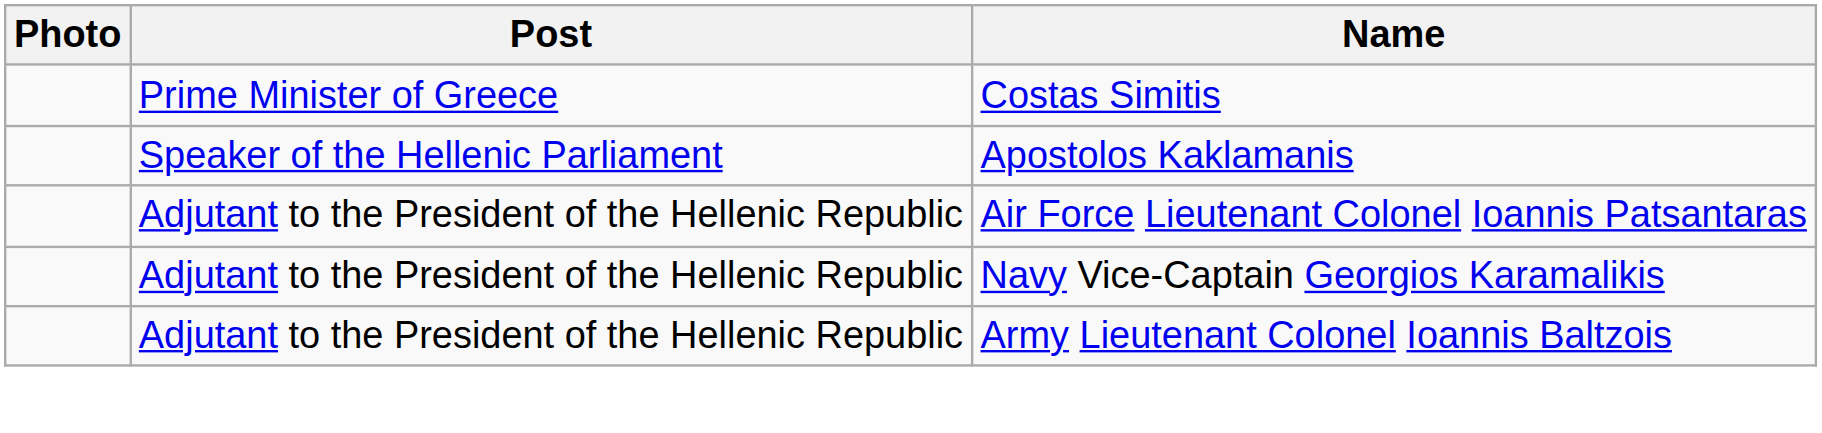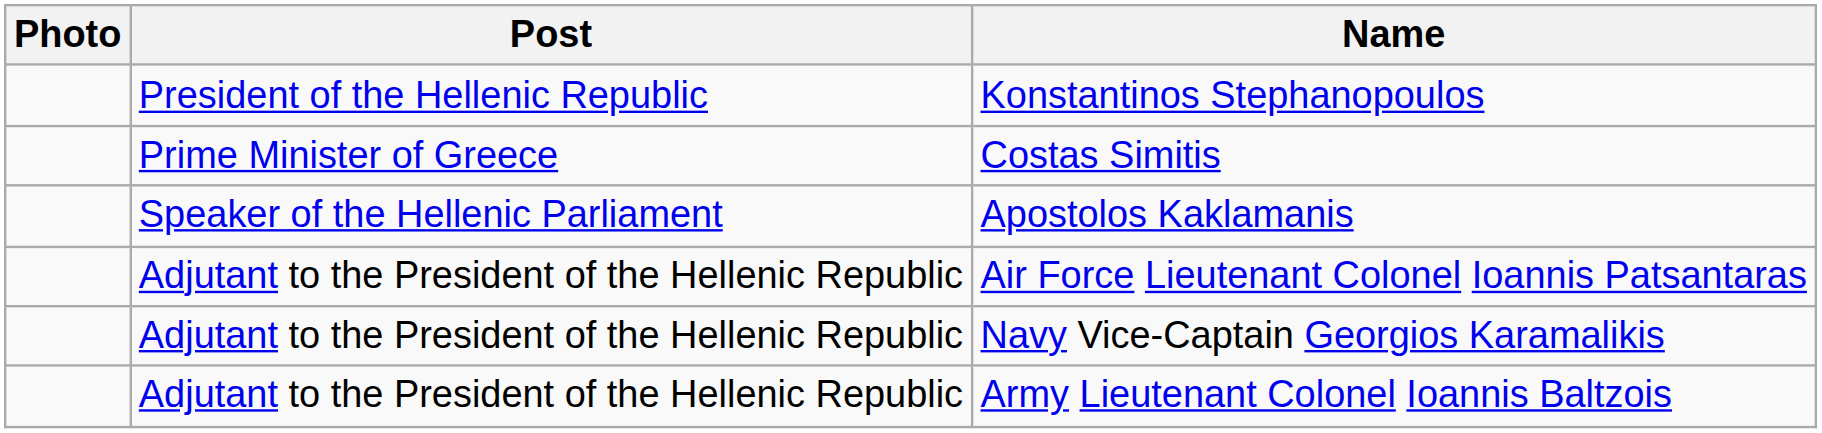+ row: (1232, 94)
